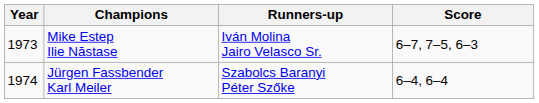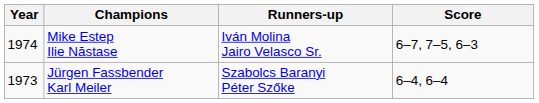(22, 44) 1973 -> (22, 44) 1974
(22, 80) 1974 -> (22, 80) 1973
